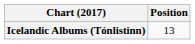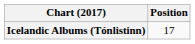(169, 30) 13 -> (169, 30) 17
